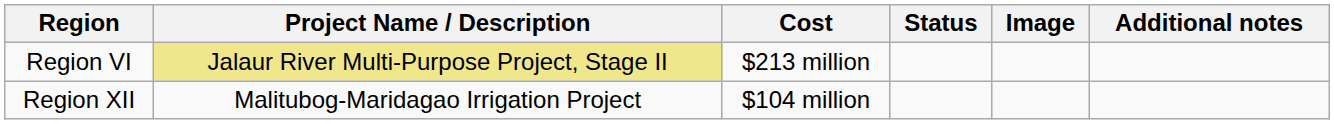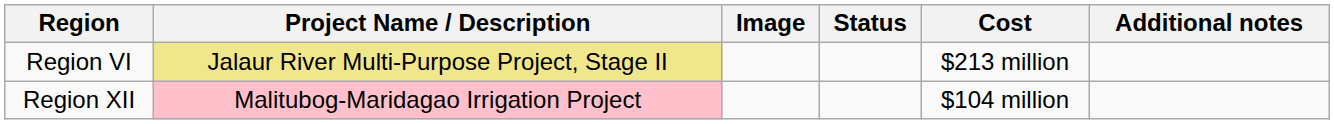columns swapped: (1040, 23) <-> (806, 23)
(438, 99) no background -> (438, 99) pink background
